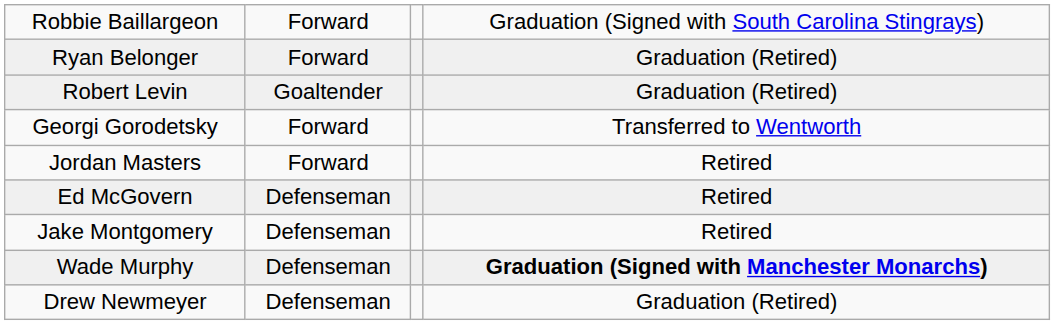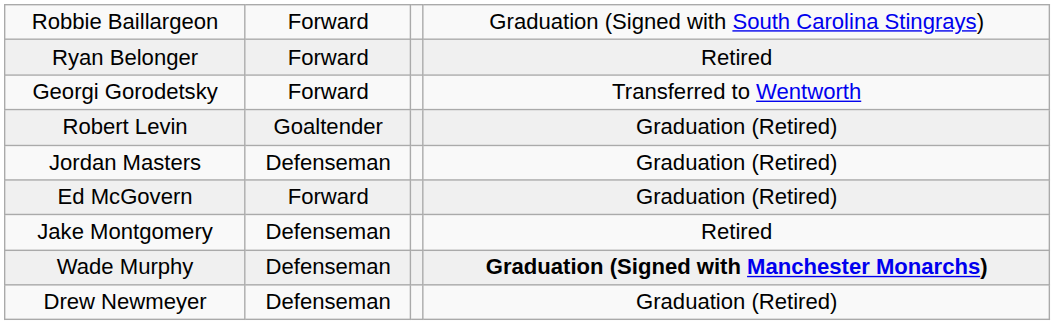(737, 57) Graduation (Retired) -> (737, 57) Retired
rows swapped: (125, 127) <-> (125, 92)
(328, 162) Forward -> (328, 162) Defenseman
(737, 162) Retired -> (737, 162) Graduation (Retired)
(328, 197) Defenseman -> (328, 197) Forward
(737, 197) Retired -> (737, 197) Graduation (Retired)
